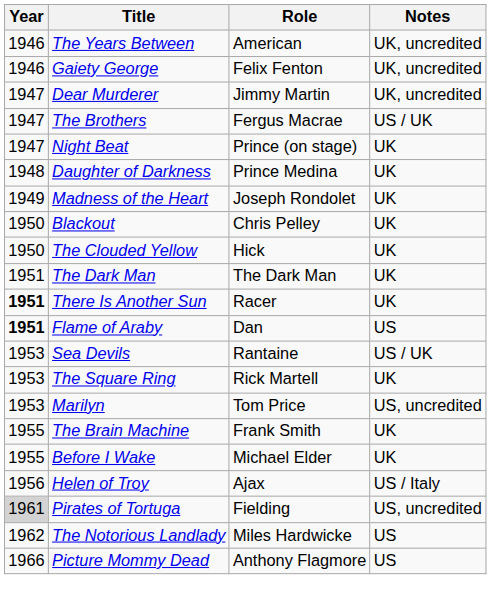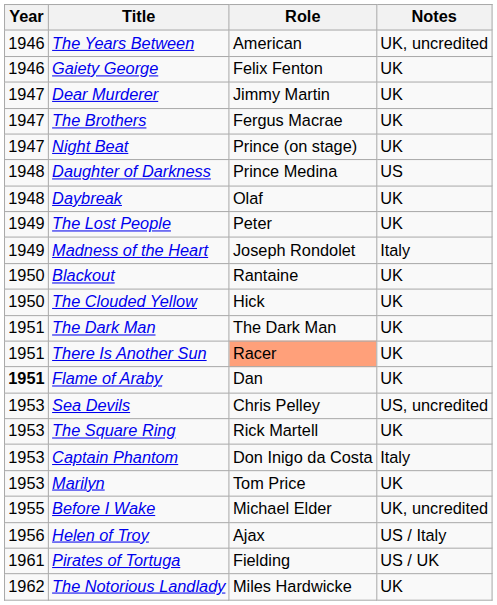(428, 69) UK, uncredited -> (391, 69) UK
(428, 95) UK, uncredited -> (391, 95) UK
(403, 120) US / UK -> (391, 120) UK
(385, 172) UK -> (391, 172) US
+ row: (87, 198)
+ row: (112, 224)
(385, 198) UK -> (395, 250) Italy
(276, 224) Chris Pelley -> (266, 276) Rantaine
(26, 302) bold -> (26, 353) normal
(255, 302) no background -> (255, 353) lightsalmon background
(385, 328) US -> (391, 379) UK
(266, 353) Rantaine -> (276, 405) Chris Pelley
(403, 353) US / UK -> (434, 405) US, uncredited
+ row: (115, 457)
(428, 405) US, uncredited -> (391, 483) UK
- row: (121, 431)
(385, 457) UK -> (434, 509) UK, uncredited
(26, 509) lightgrey background -> (26, 560) no background
(428, 509) US, uncredited -> (410, 560) US / UK
(385, 535) US -> (391, 586) UK
- row: (131, 560)
